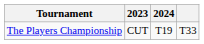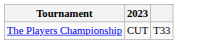- column: (164, 13)
